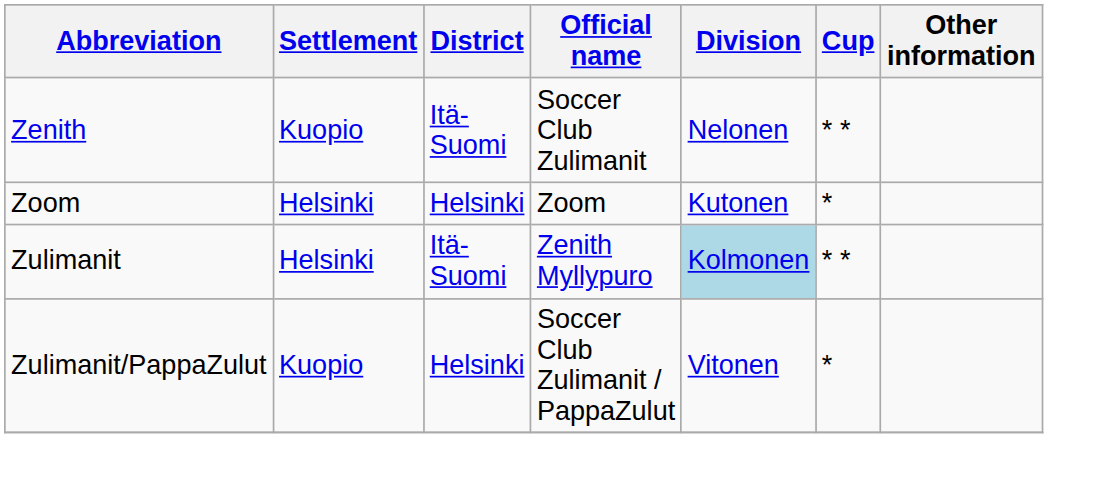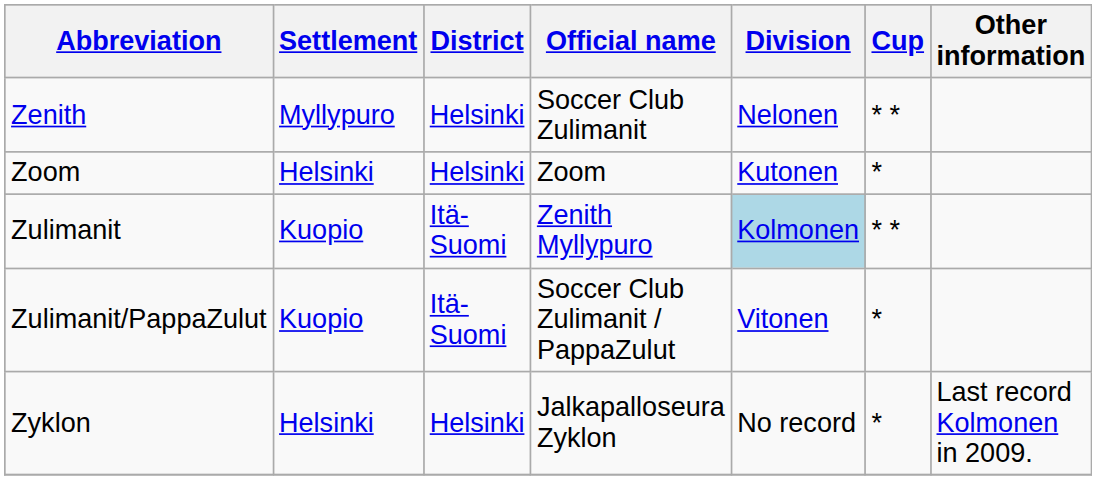(321, 129) Kuopio -> (337, 114) Myllypuro
(468, 129) Itä-Suomi -> (477, 114) Helsinki
(326, 261) Helsinki -> (321, 230) Kuopio
(477, 364) Helsinki -> (468, 319) Itä-Suomi
+ row: (51, 422)
